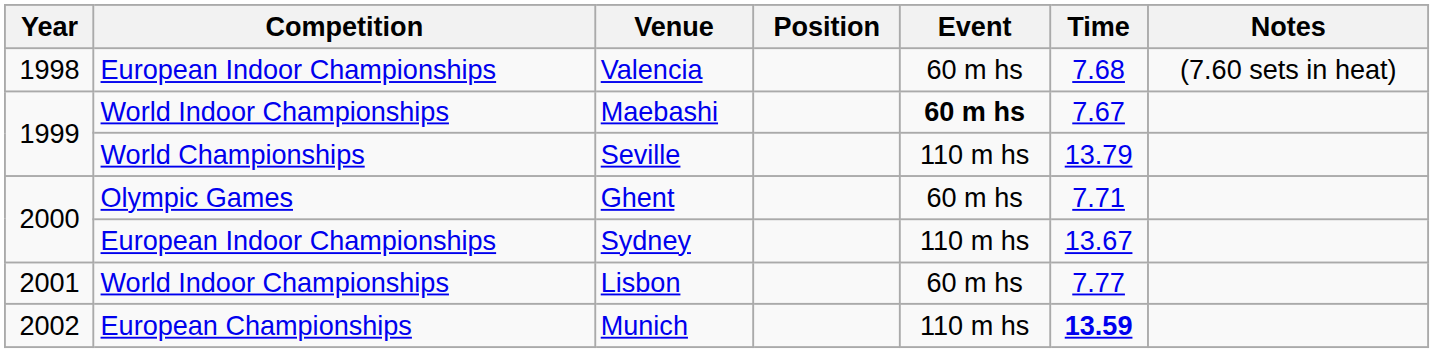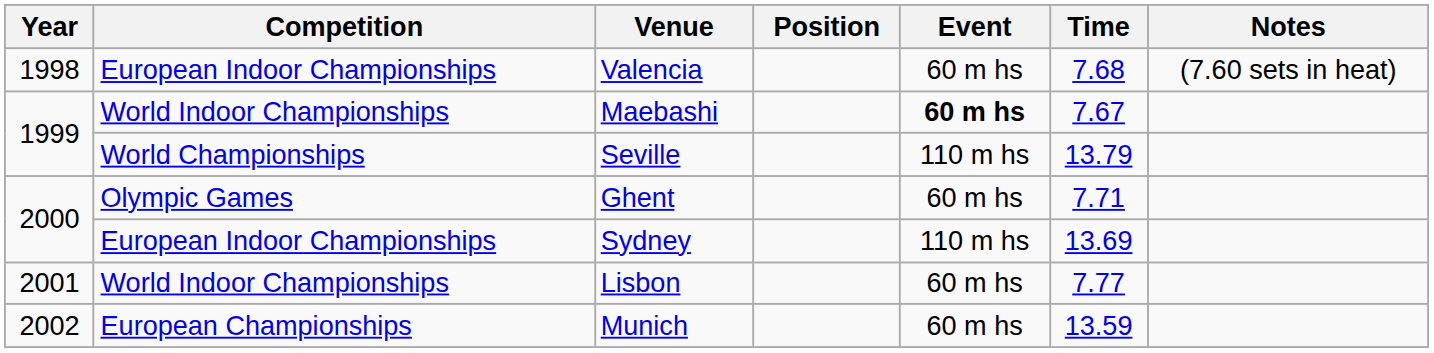(1099, 241) 13.67 -> (1099, 241) 13.69
(975, 326) 110 m hs -> (975, 326) 60 m hs
(1099, 326) bold -> (1099, 326) normal
